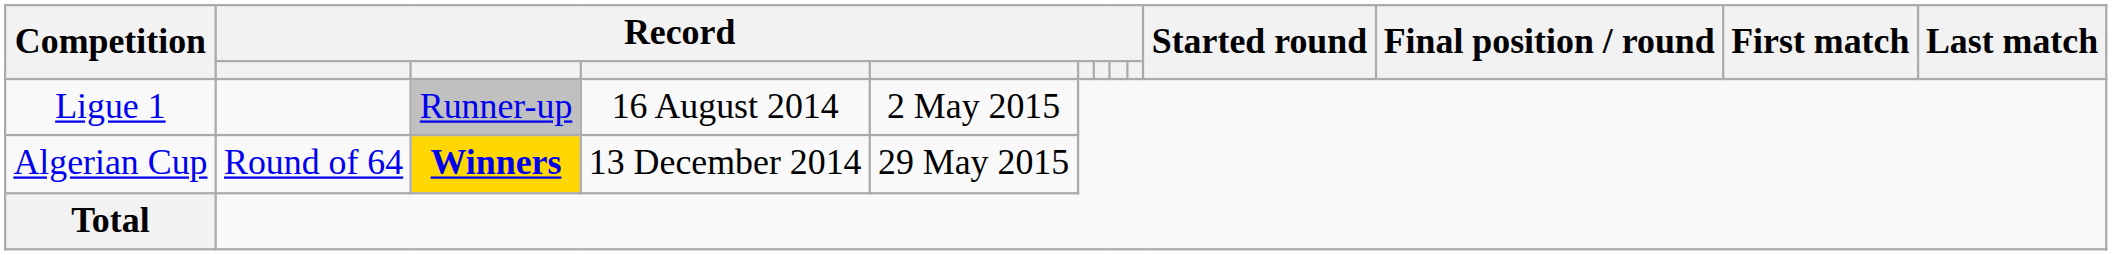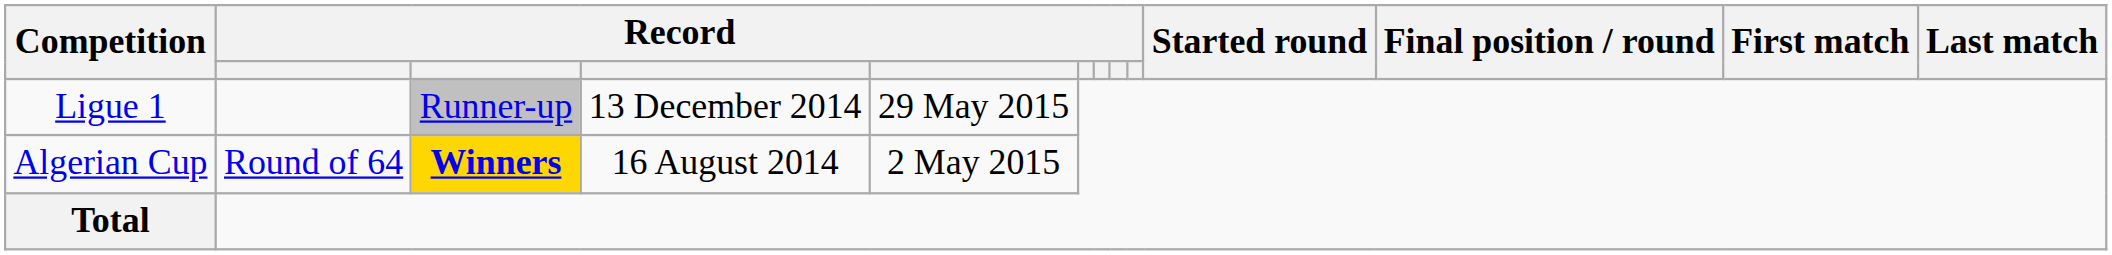(725, 106) 16 August 2014 -> (725, 106) 13 December 2014
(974, 106) 2 May 2015 -> (974, 106) 29 May 2015
(725, 163) 13 December 2014 -> (725, 163) 16 August 2014
(974, 163) 29 May 2015 -> (974, 163) 2 May 2015
